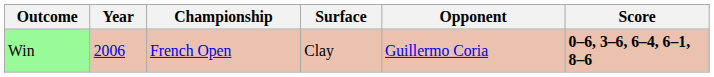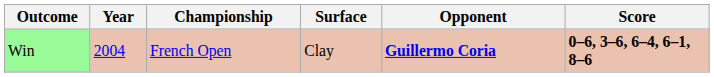(109, 50) 2006 -> (109, 50) 2004
(437, 50) normal -> (440, 50) bold
